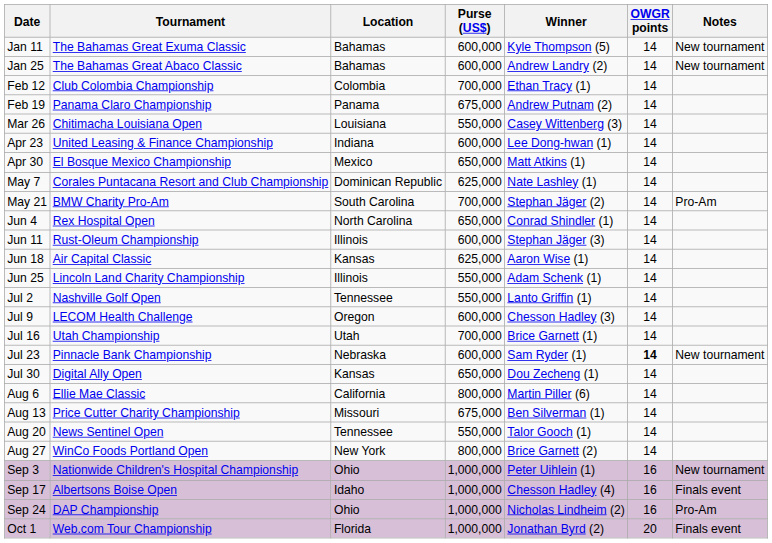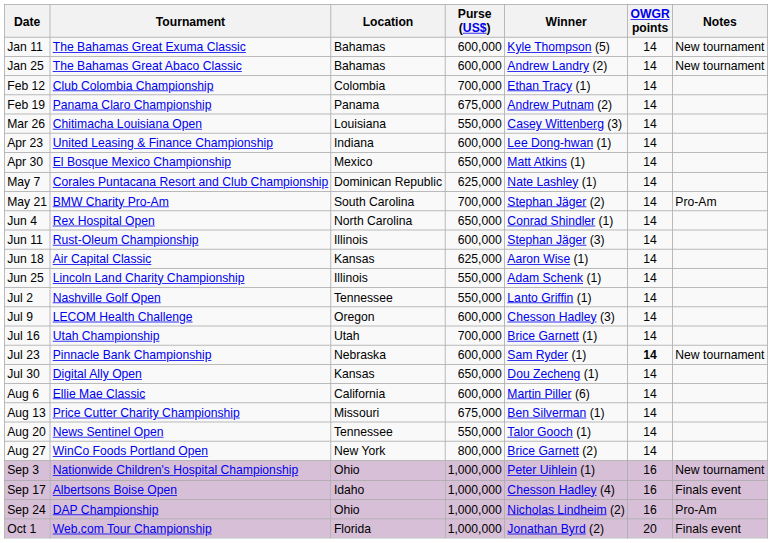(480, 394) 800,000 -> (480, 394) 600,000
